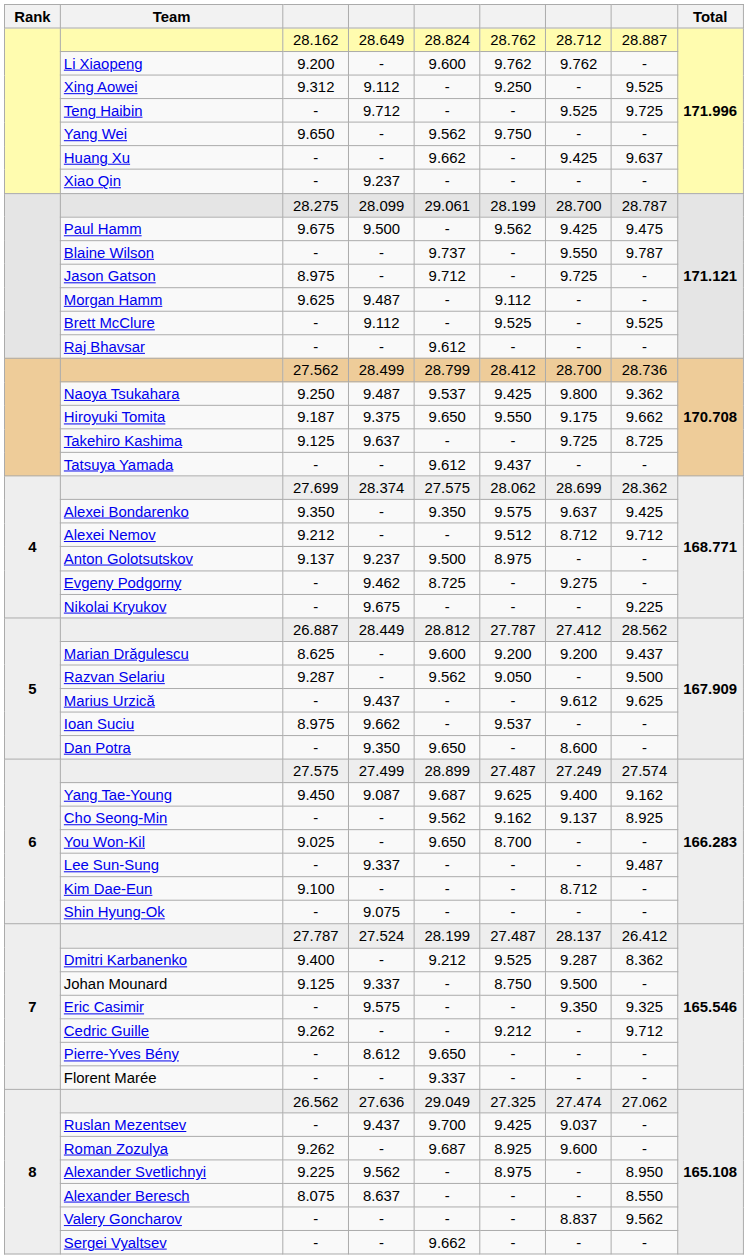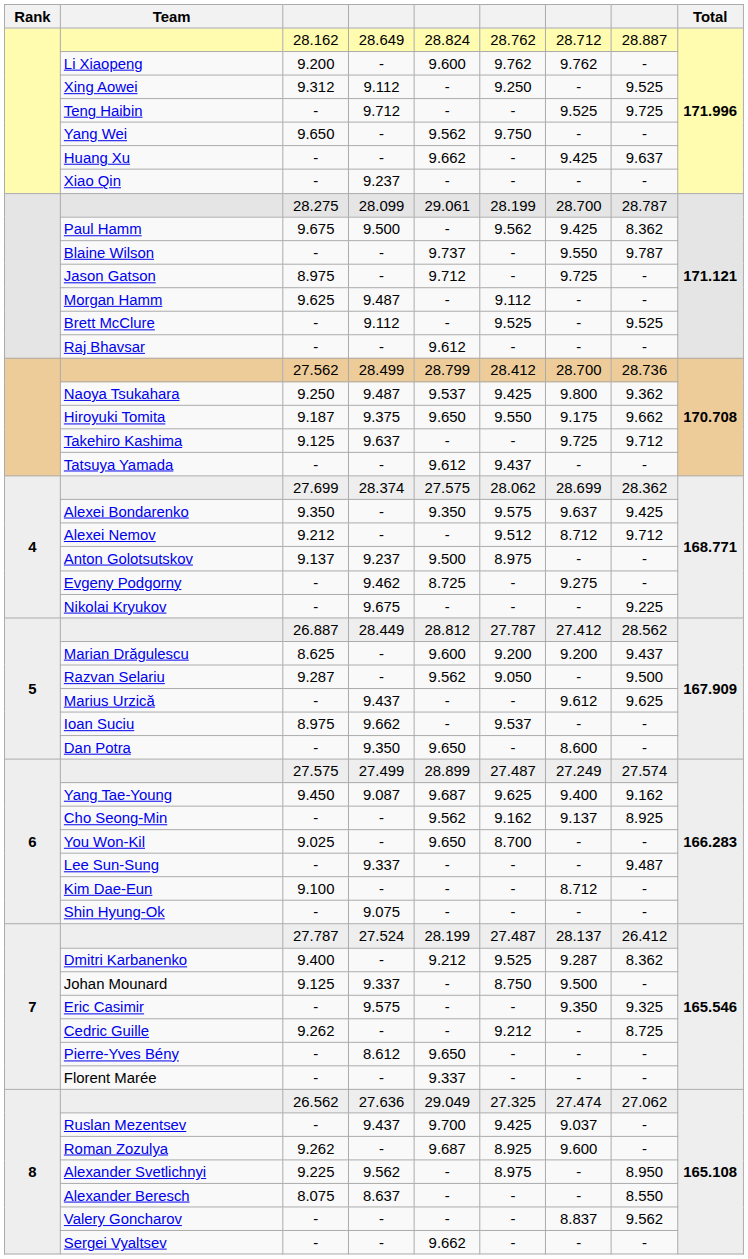(644, 229) 9.475 -> (644, 229) 8.362
(644, 441) 8.725 -> (644, 441) 9.712
(644, 1030) 9.712 -> (644, 1030) 8.725
